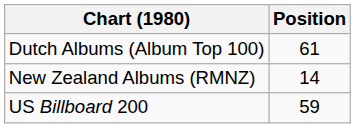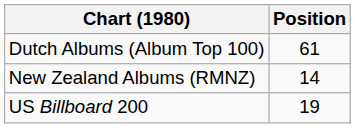(310, 107) 59 -> (310, 107) 19
